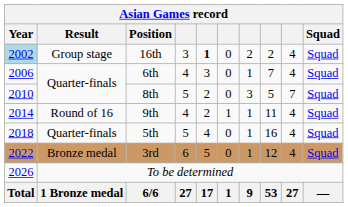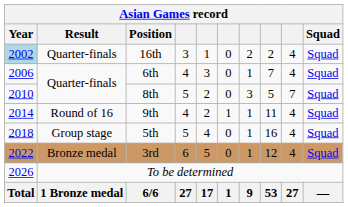(82, 53) Group stage -> (82, 53) Quarter-finals
(207, 53) bold -> (207, 53) normal
(82, 133) Quarter-finals -> (82, 133) Group stage
